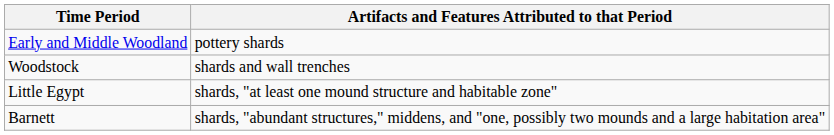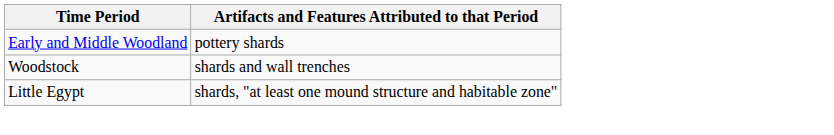- row: (31, 117)
